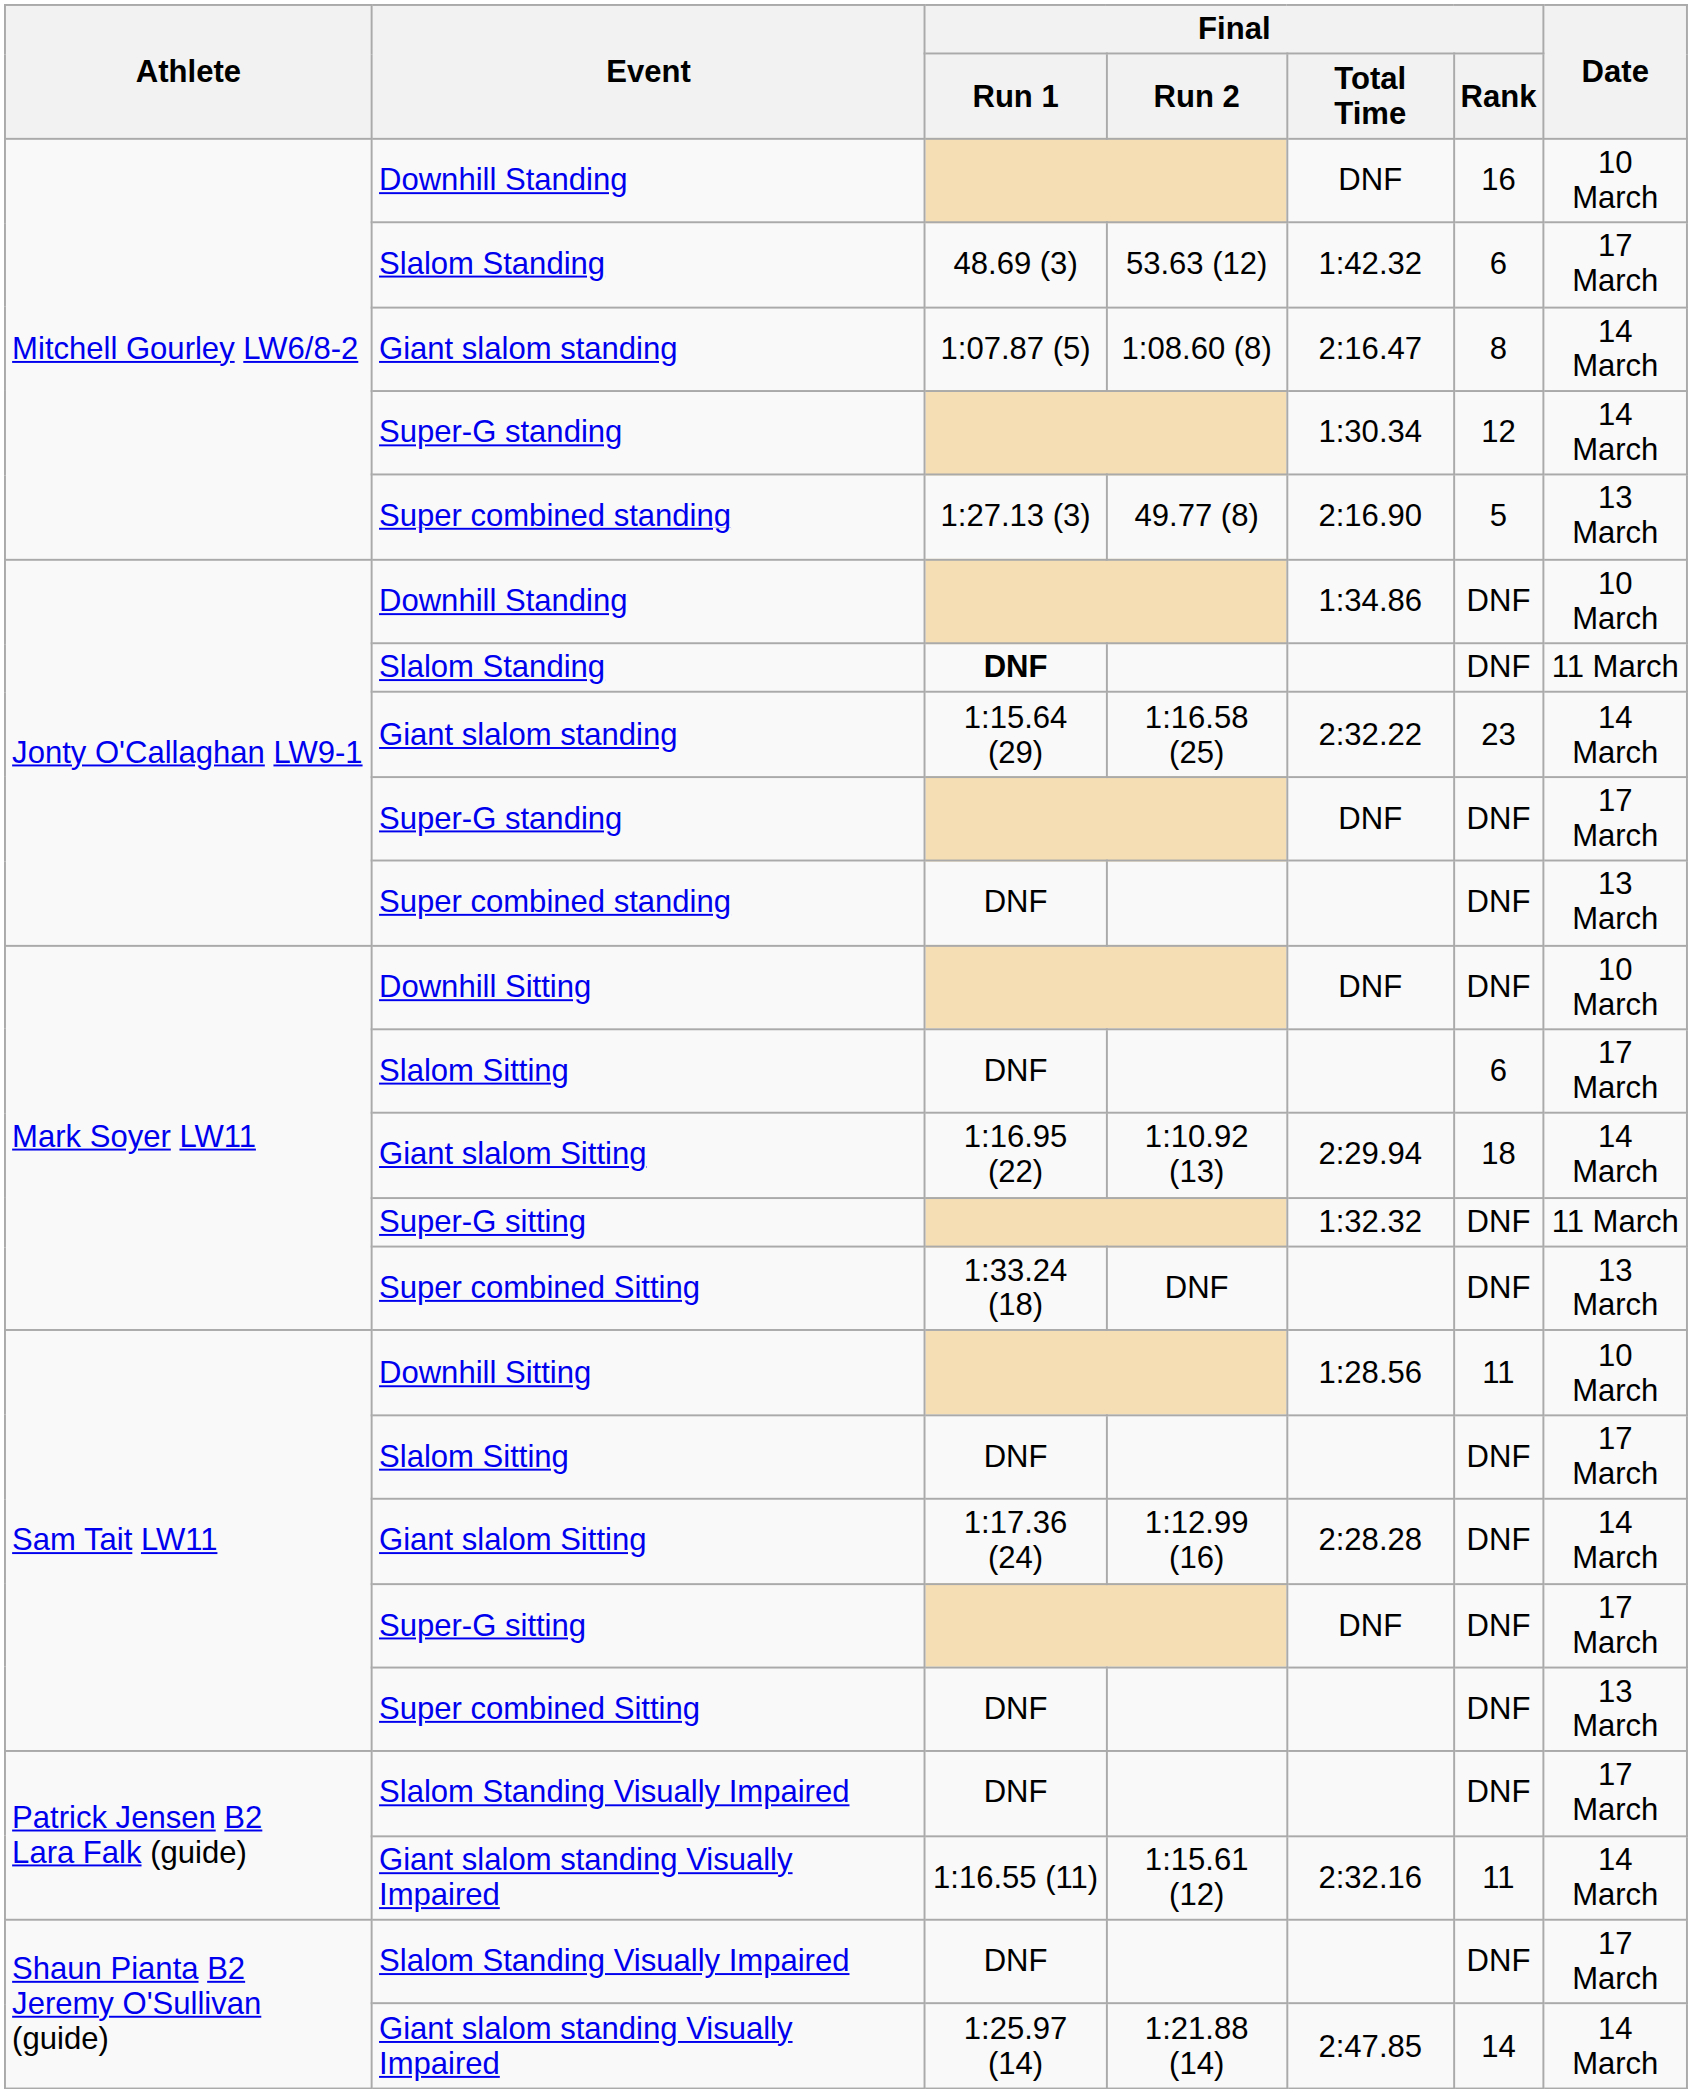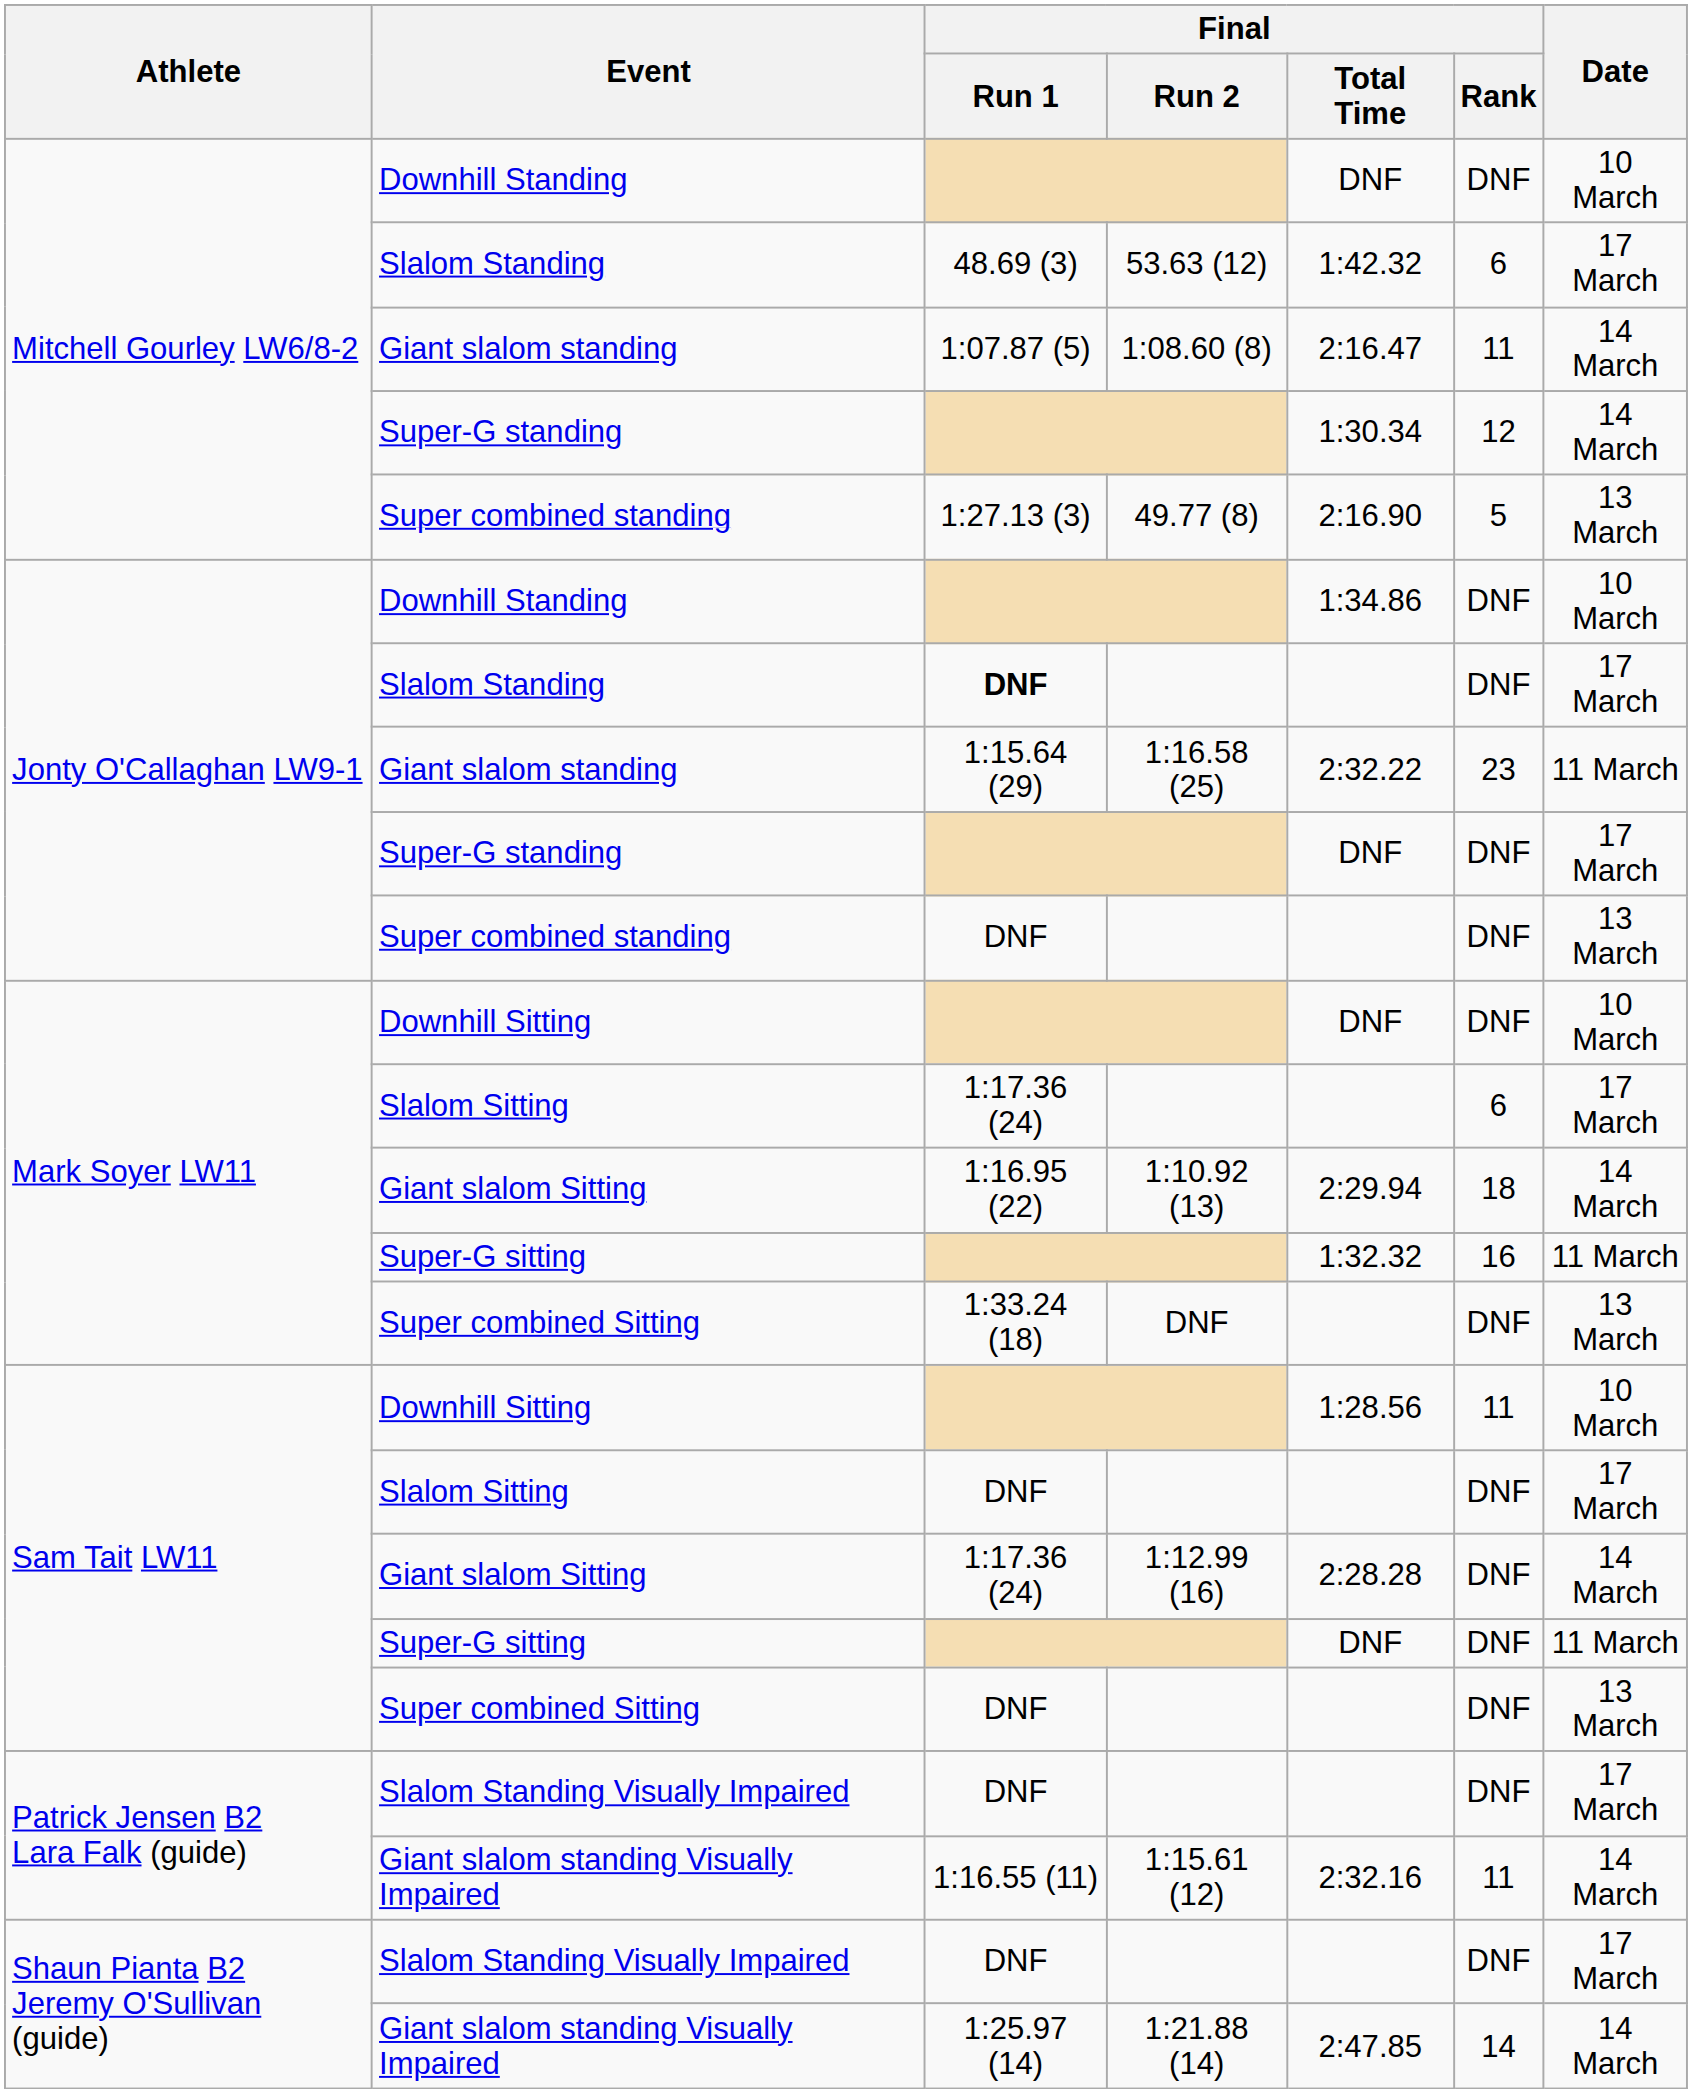(1498, 179) 16 -> (1498, 179) DNF
(1498, 348) 8 -> (1498, 348) 11
(1615, 667) 11 March -> (1615, 684) 17 March
(1615, 734) 14 March -> (1615, 768) 11 March
(1016, 1070) DNF -> (1016, 1105) 1:17.36 (24)
(1498, 1221) DNF -> (1498, 1256) 16
(1615, 1624) 17 March -> (1615, 1642) 11 March
